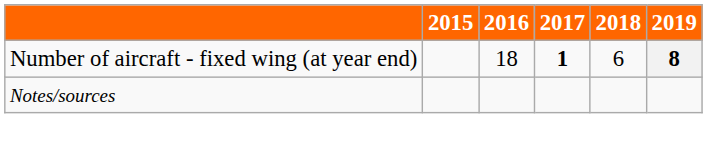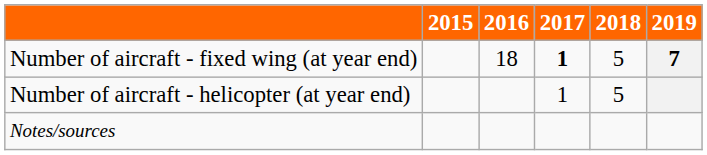(618, 58) 6 -> (618, 58) 5
(674, 58) 8 -> (674, 58) 7
+ row: (210, 94)
